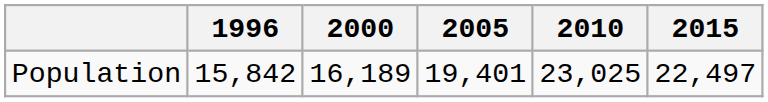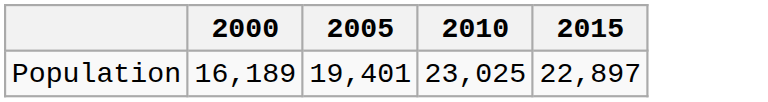- column: (245, 28)
(705, 74) 22,497 -> (590, 74) 22,897
